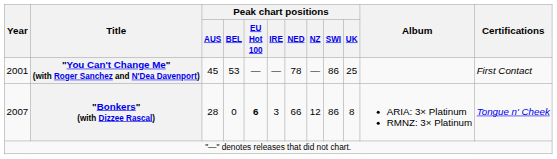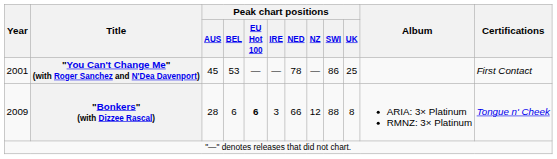(17, 112) 2007 -> (17, 112) 2009
(234, 112) 0 -> (234, 112) 6
(333, 112) 86 -> (333, 112) 88
